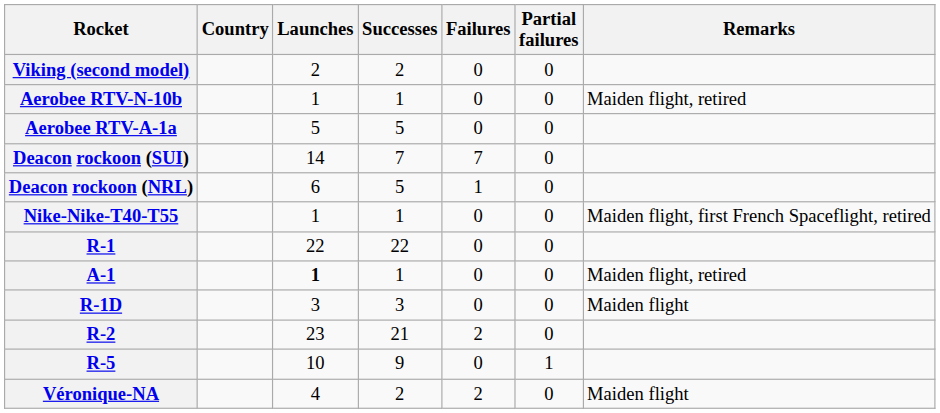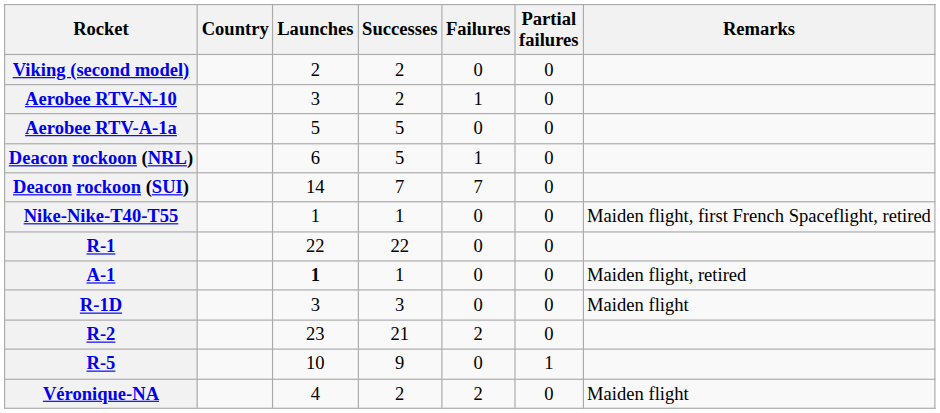+ row: (101, 98)
- row: (101, 98)
rows swapped: (101, 157) <-> (101, 187)
